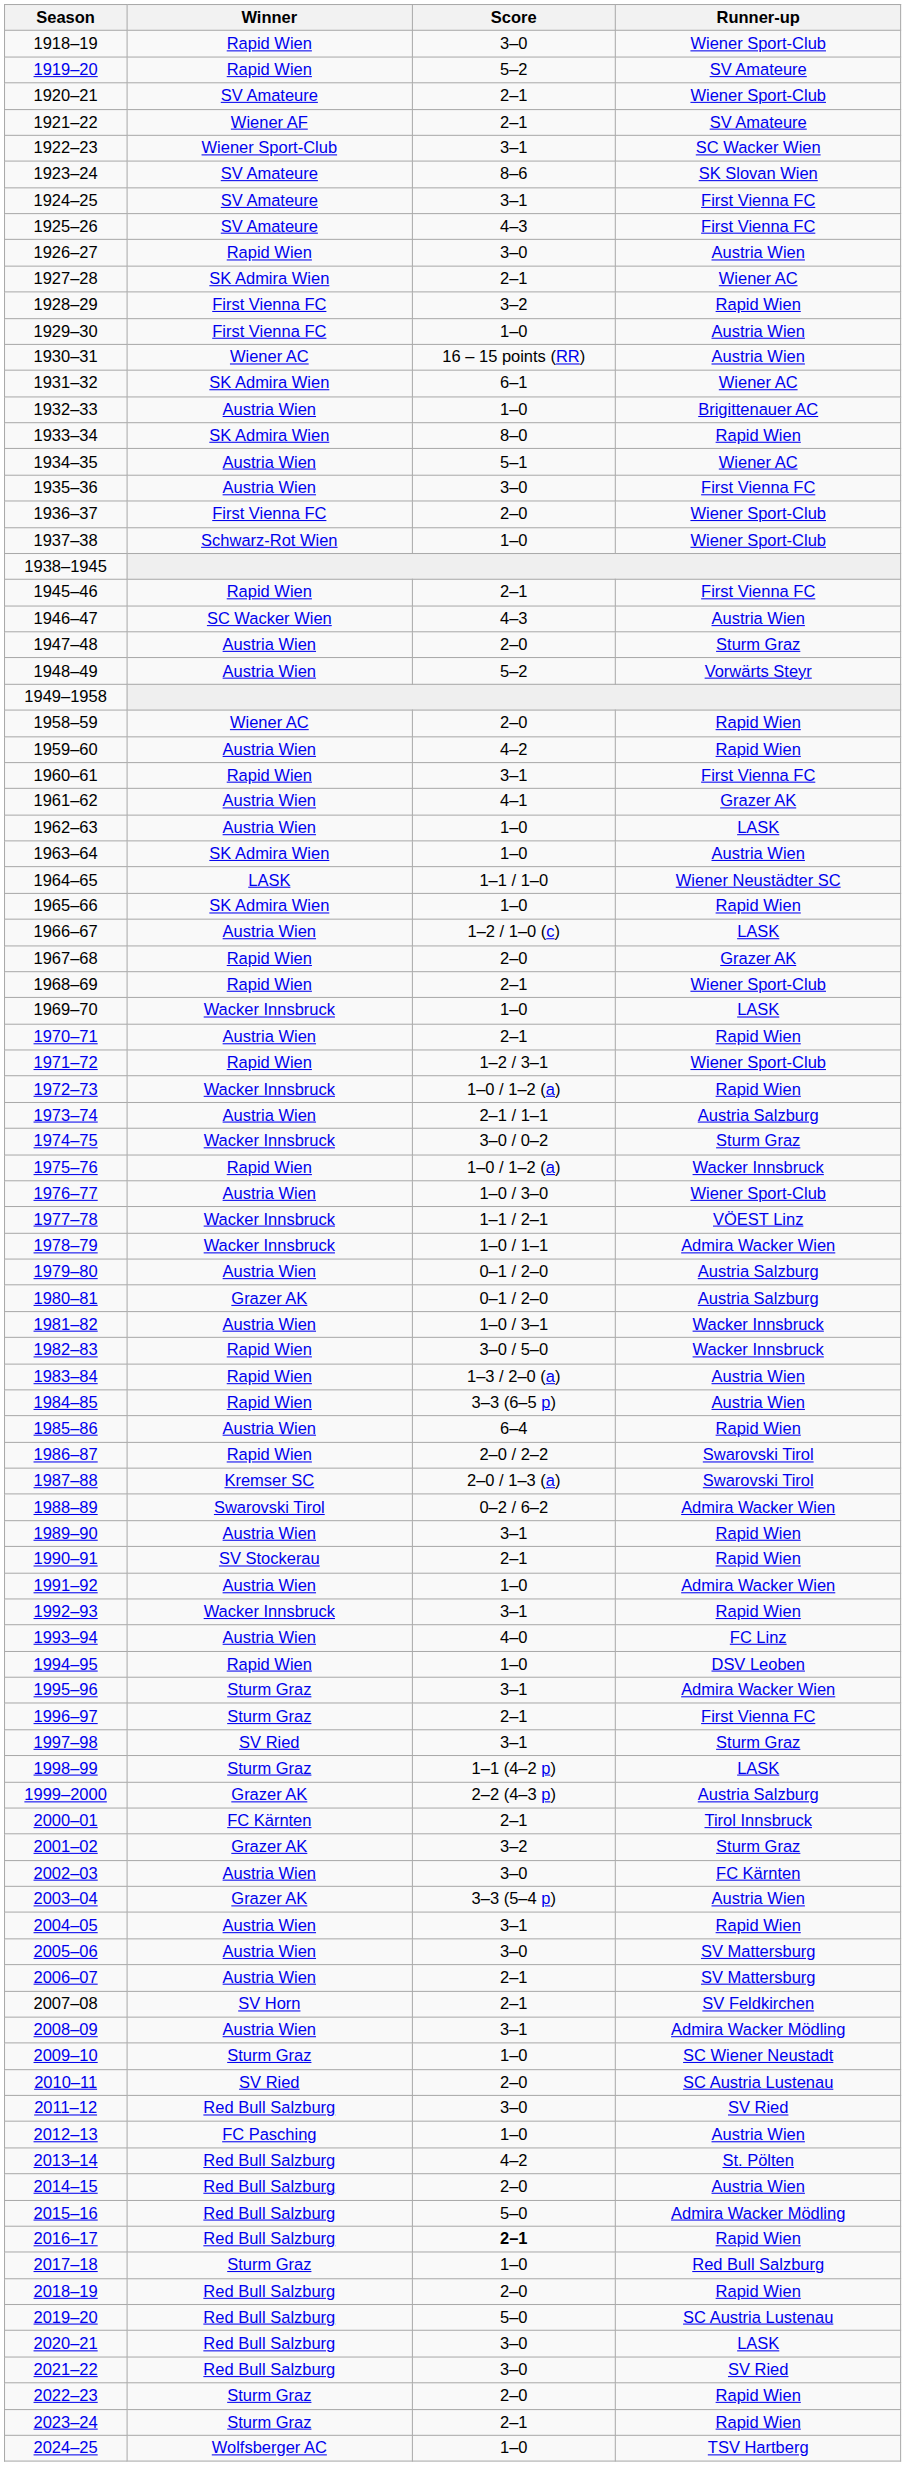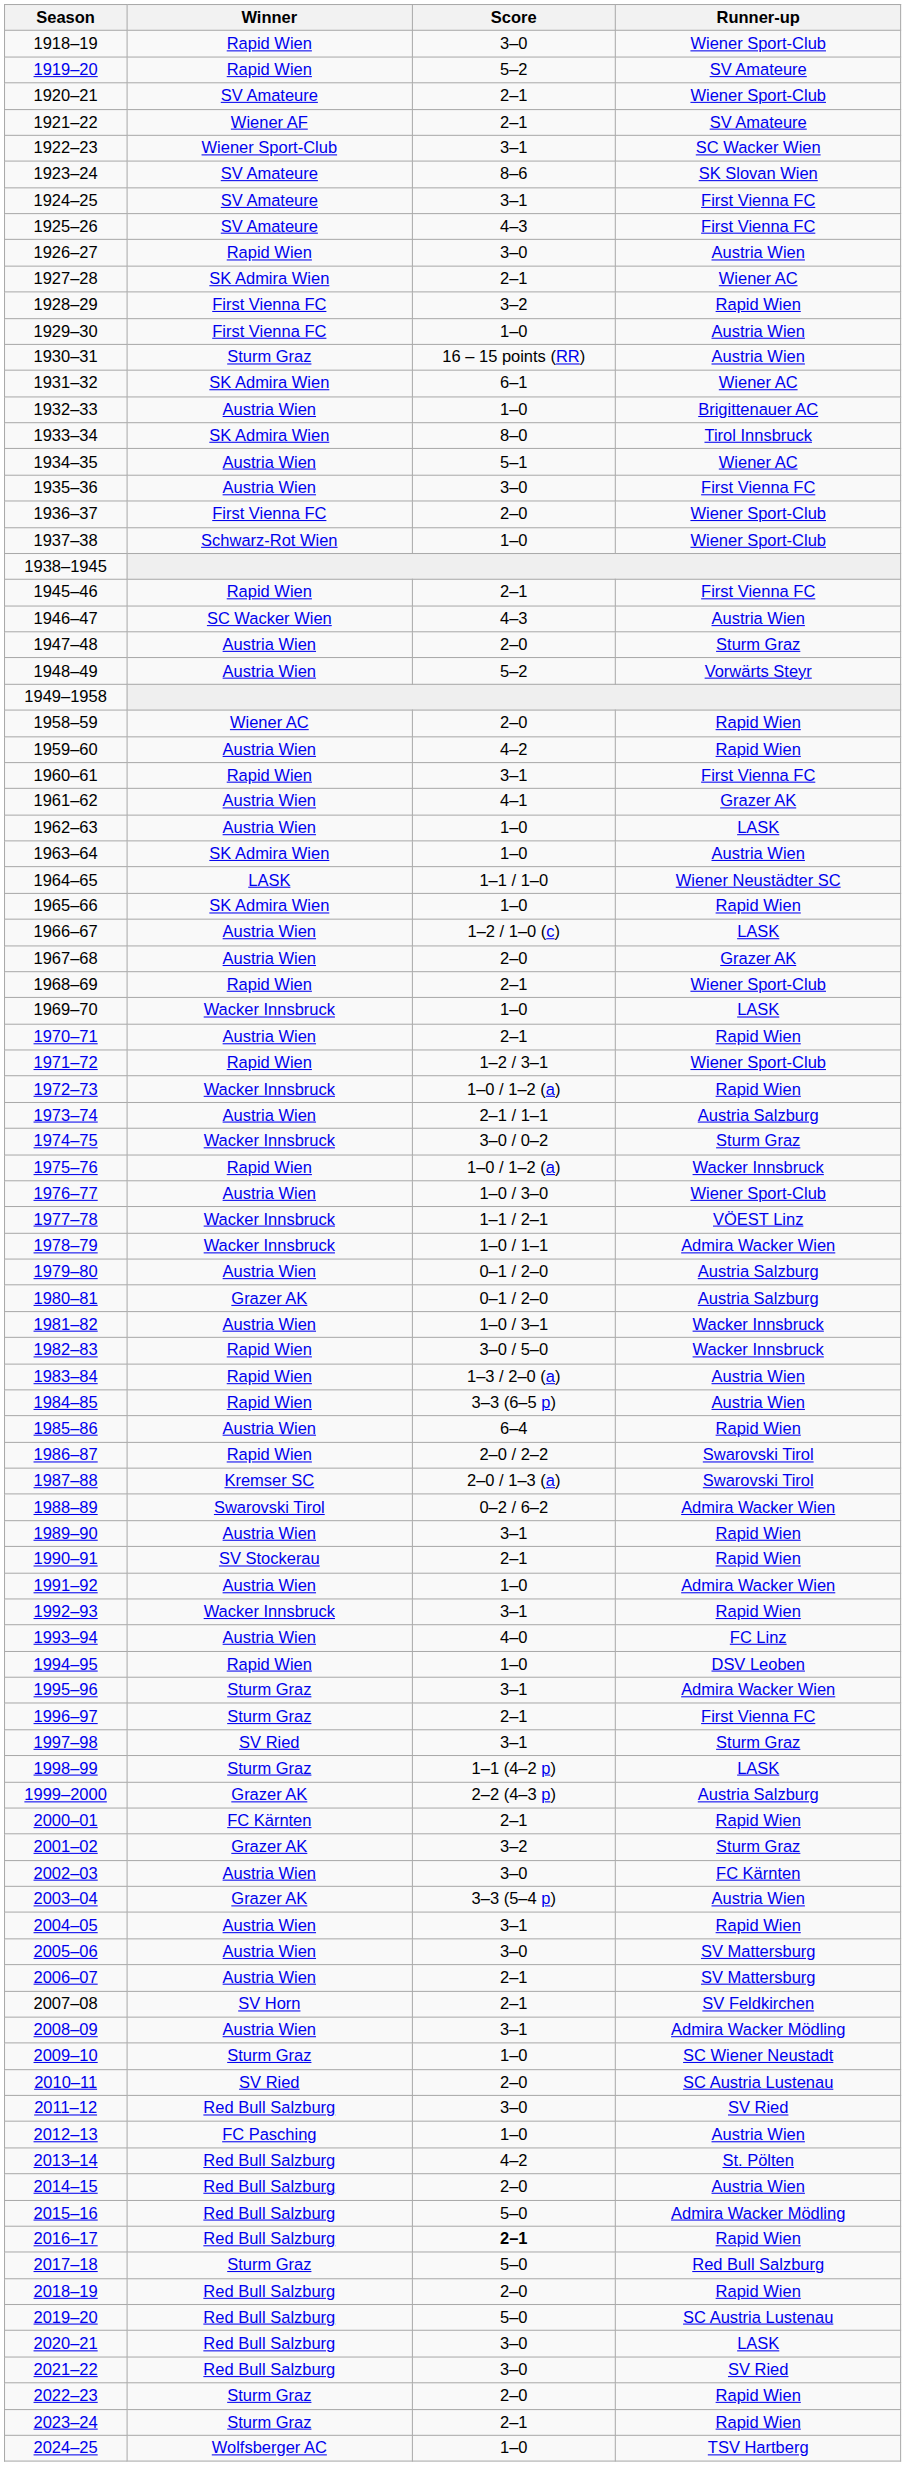(269, 357) Wiener AC -> (269, 357) Sturm Graz
(758, 435) Rapid Wien -> (758, 435) Tirol Innsbruck
(269, 958) Rapid Wien -> (269, 958) Austria Wien
(758, 1820) Tirol Innsbruck -> (758, 1820) Rapid Wien
(514, 2265) 1–0 -> (514, 2265) 5–0
